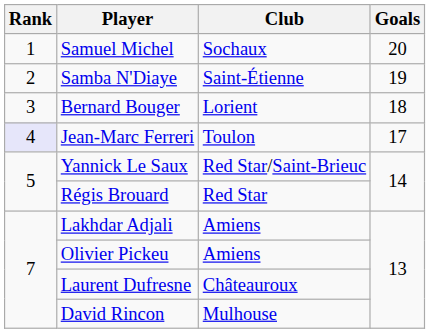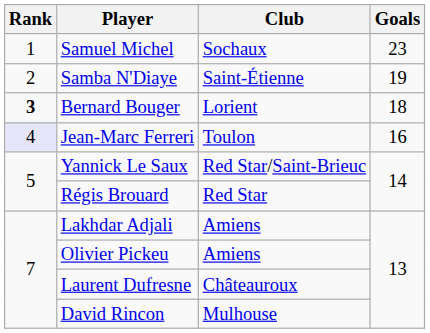(397, 48) 20 -> (397, 48) 23
(31, 107) normal -> (31, 107) bold
(397, 136) 17 -> (397, 136) 16
